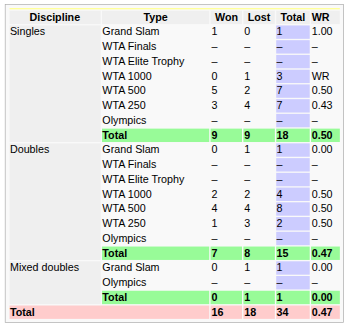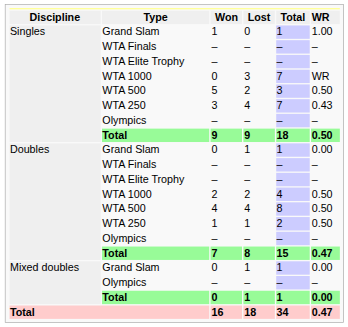(247, 76) 1 -> (247, 76) 3
(280, 76) 3 -> (280, 76) 7
(280, 91) 7 -> (280, 91) 3
(247, 224) 3 -> (247, 224) 1
